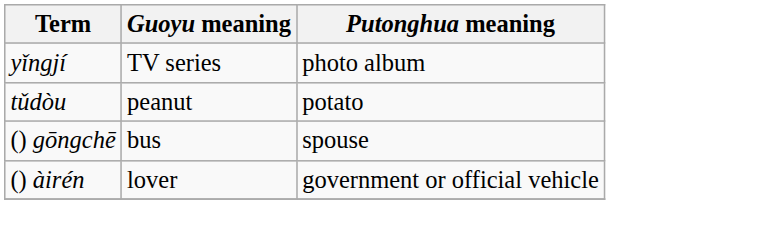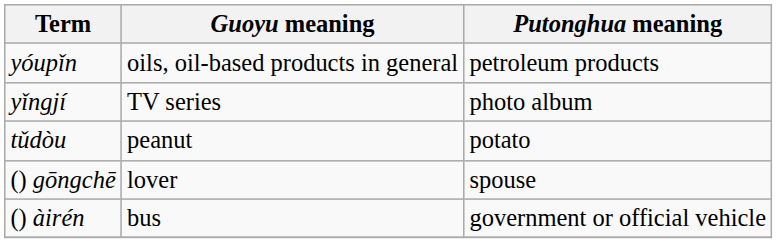+ row: (44, 62)
(144, 140) bus -> (152, 179) lover
(152, 179) lover -> (144, 218) bus
